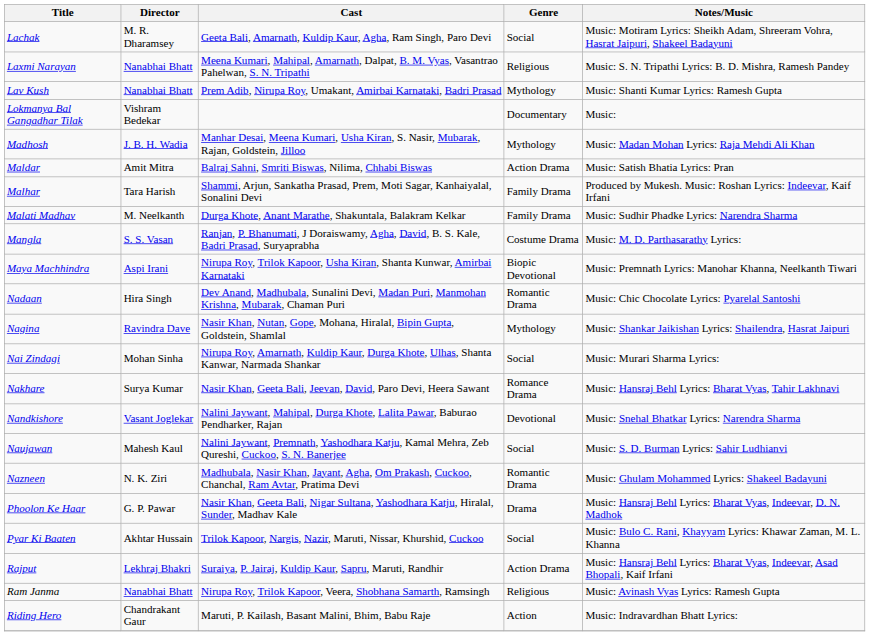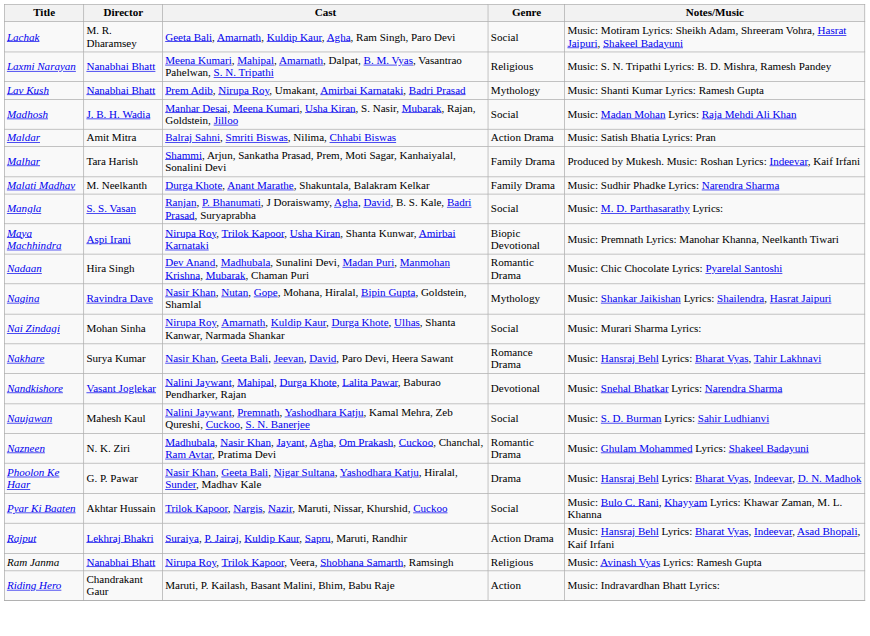- row: (45, 114)
(531, 144) Mythology -> (505, 114) Social
(543, 239) Costume Drama -> (505, 209) Social
